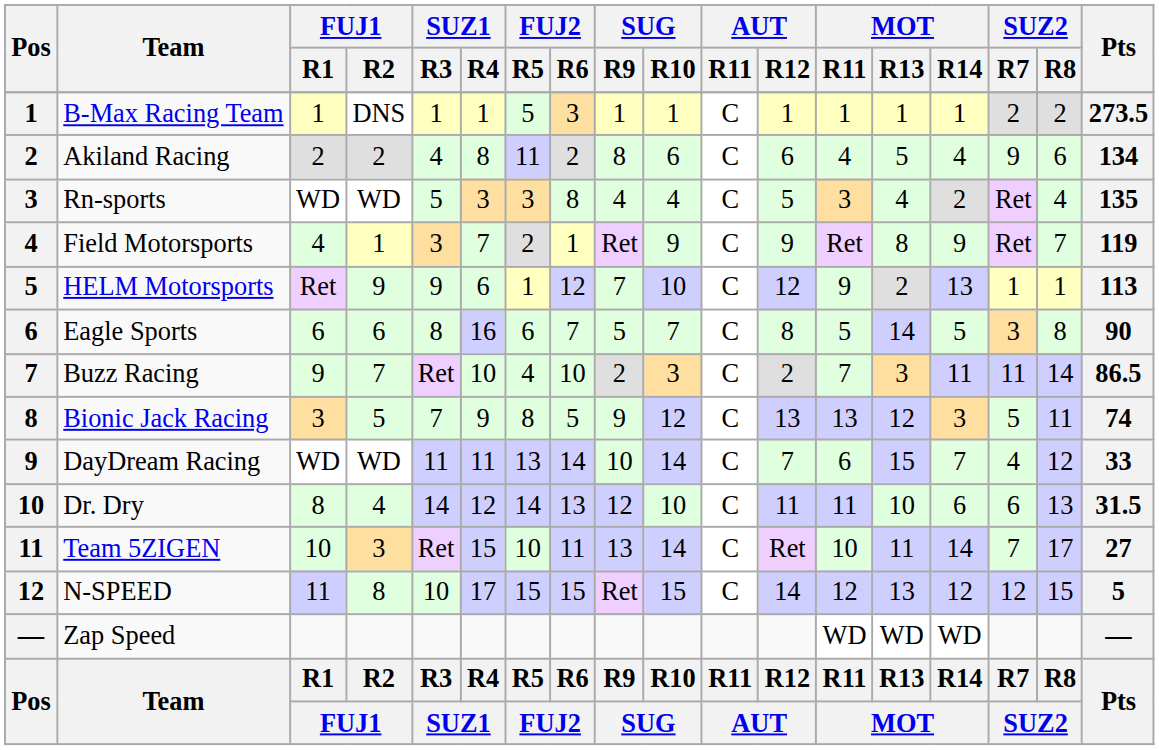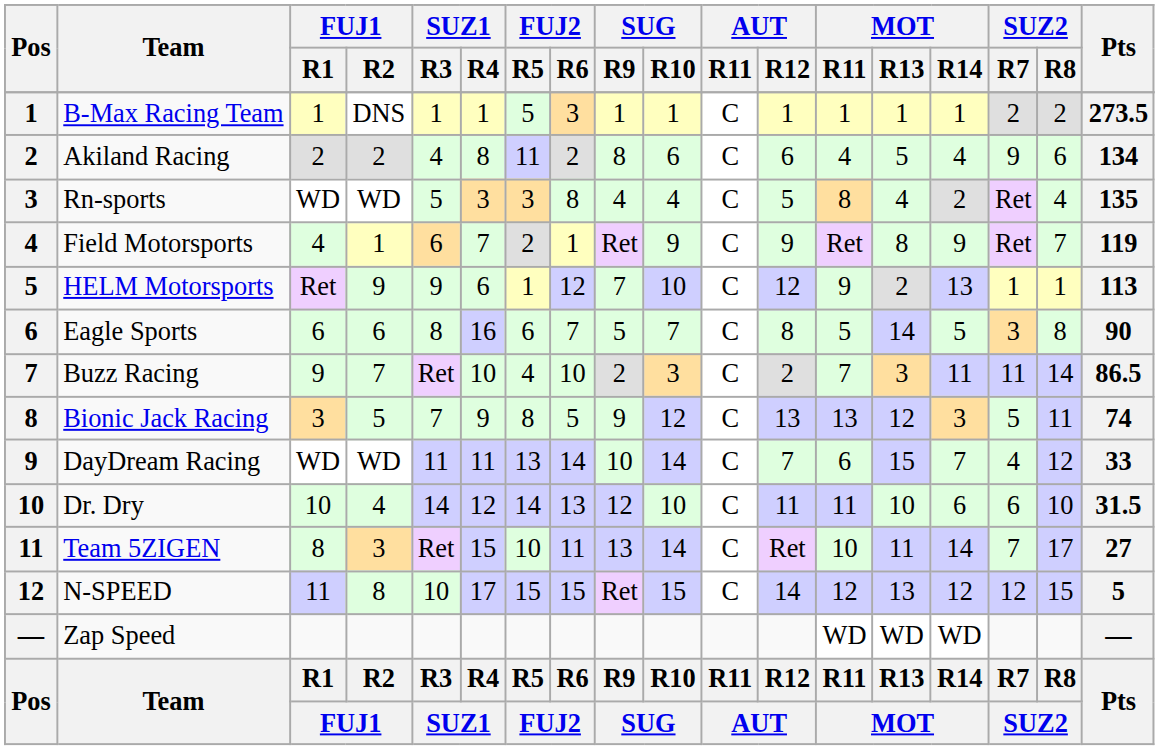(845, 199) 3 -> (845, 199) 8
(436, 243) 3 -> (436, 243) 6
(318, 504) 8 -> (318, 504) 10
(1060, 504) 13 -> (1060, 504) 10
(318, 548) 10 -> (318, 548) 8
